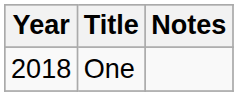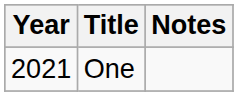(41, 68) 2018 -> (41, 68) 2021
